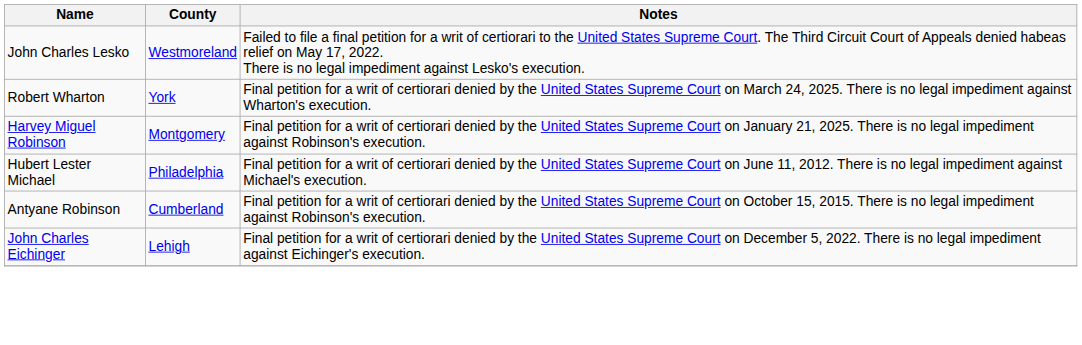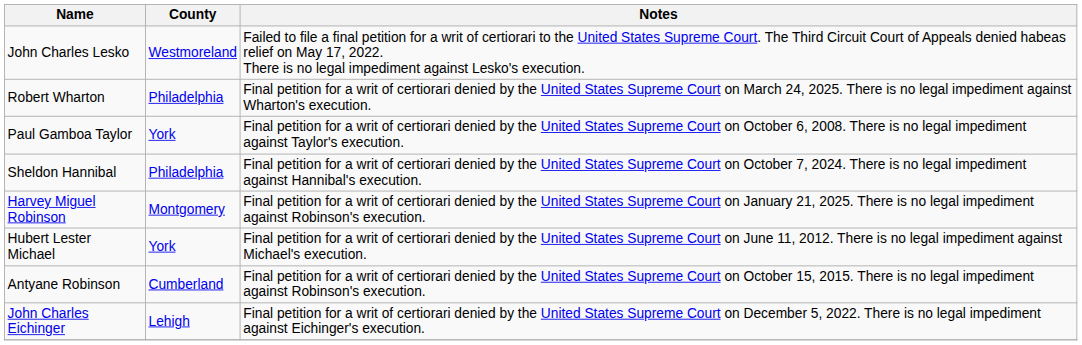(162, 97) York -> (186, 97) Philadelphia
+ row: (70, 135)
+ row: (62, 172)
(186, 172) Philadelphia -> (162, 246) York
